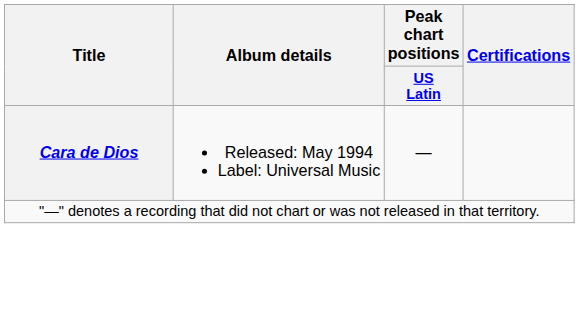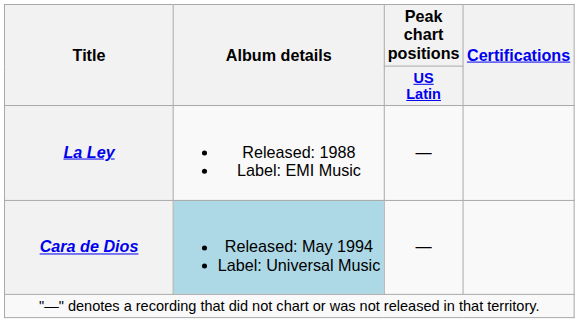+ row: (89, 152)
(279, 162) no background -> (279, 256) lightblue background
